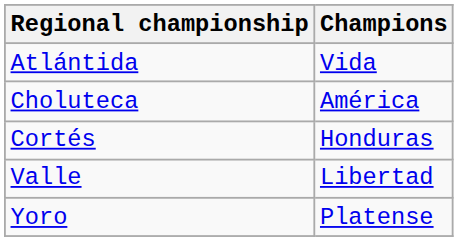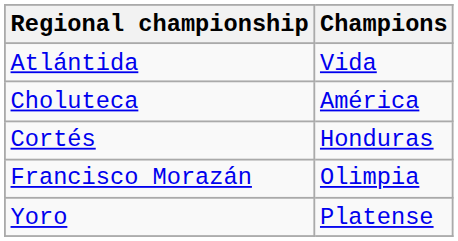+ row: (131, 178)
- row: (46, 178)
